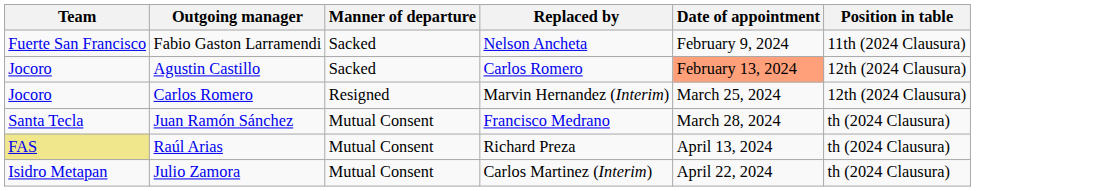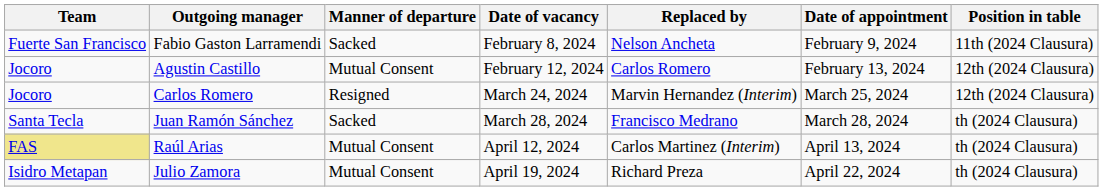+ column: (544, 17)
(352, 69) Sacked -> (381, 69) Mutual Consent
(737, 69) lightsalmon background -> (865, 69) no background
(381, 120) Mutual Consent -> (352, 120) Sacked
(529, 146) Richard Preza -> (695, 146) Carlos Martinez (Interim)
(568, 172) Carlos Martinez (Interim) -> (657, 172) Richard Preza
